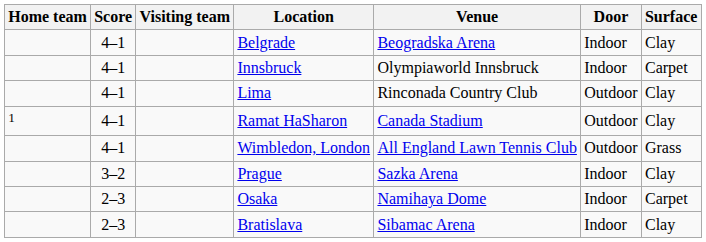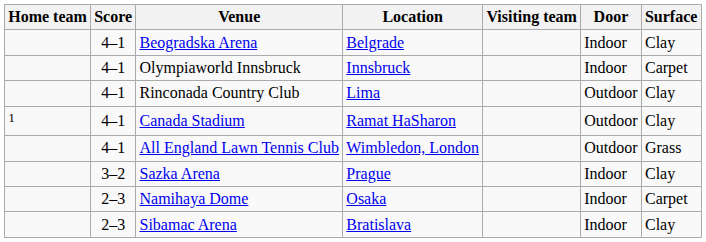columns swapped: (185, 17) <-> (477, 17)
